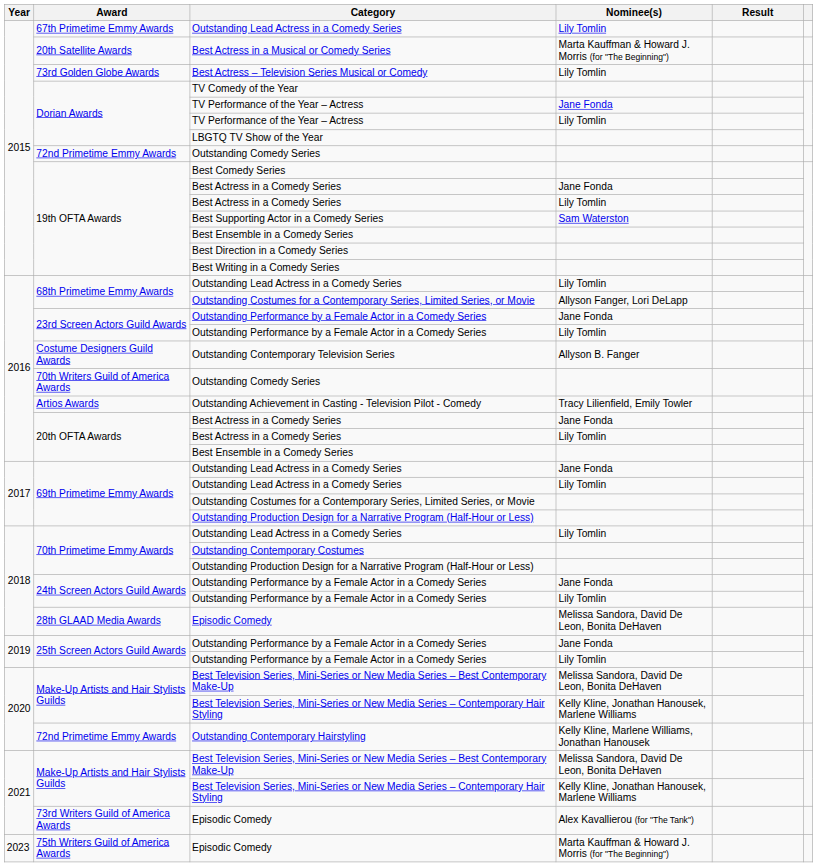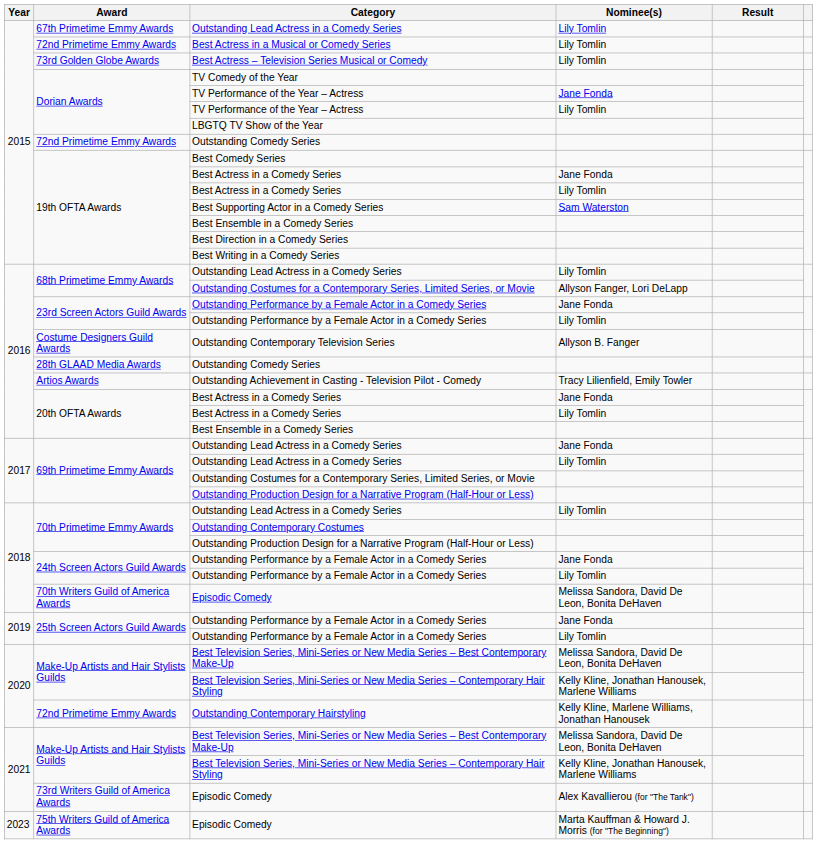(84, 50) 20th Satellite Awards -> (106, 45) 72nd Primetime Emmy Awards
(624, 50) Marta Kauffman & Howard J. Morris (for "The Beginning") -> (582, 45) Lily Tomlin
(103, 382) 70th Writers Guild of America Awards -> (99, 365) 28th GLAAD Media Awards
(99, 621) 28th GLAAD Media Awards -> (103, 598) 70th Writers Guild of America Awards
